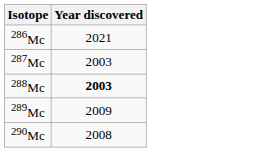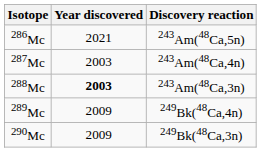+ column: (201, 14)
(99, 134) 2008 -> (99, 134) 2009
